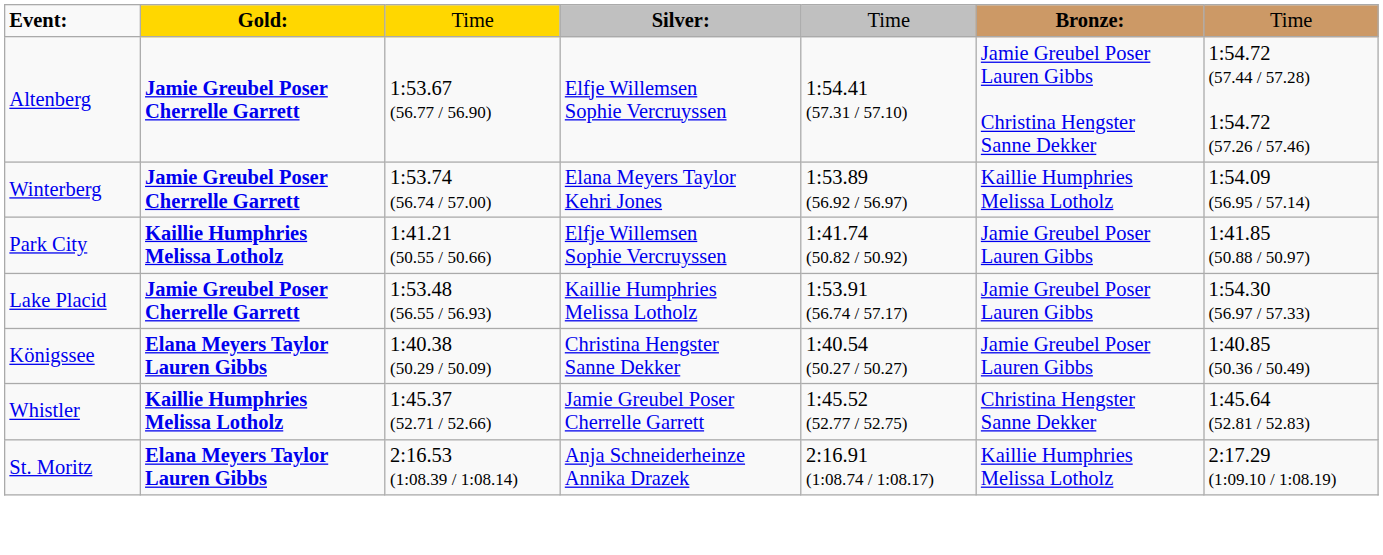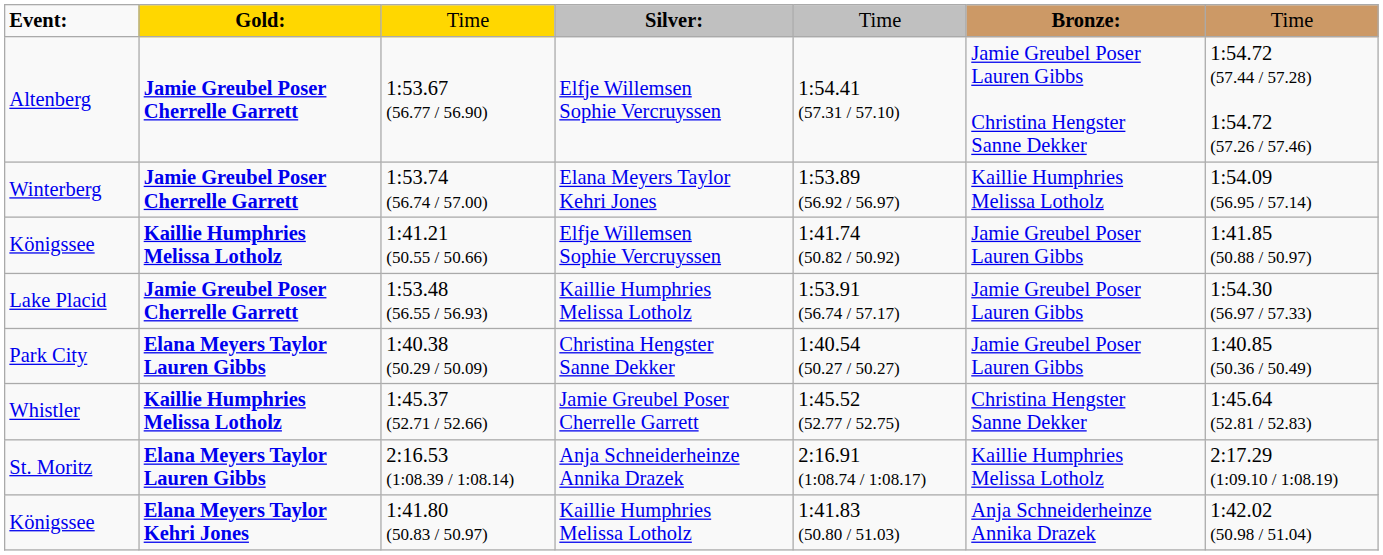(48, 244) Park City -> (52, 244) Königssee
(52, 355) Königssee -> (48, 355) Park City
+ row: (437, 522)
